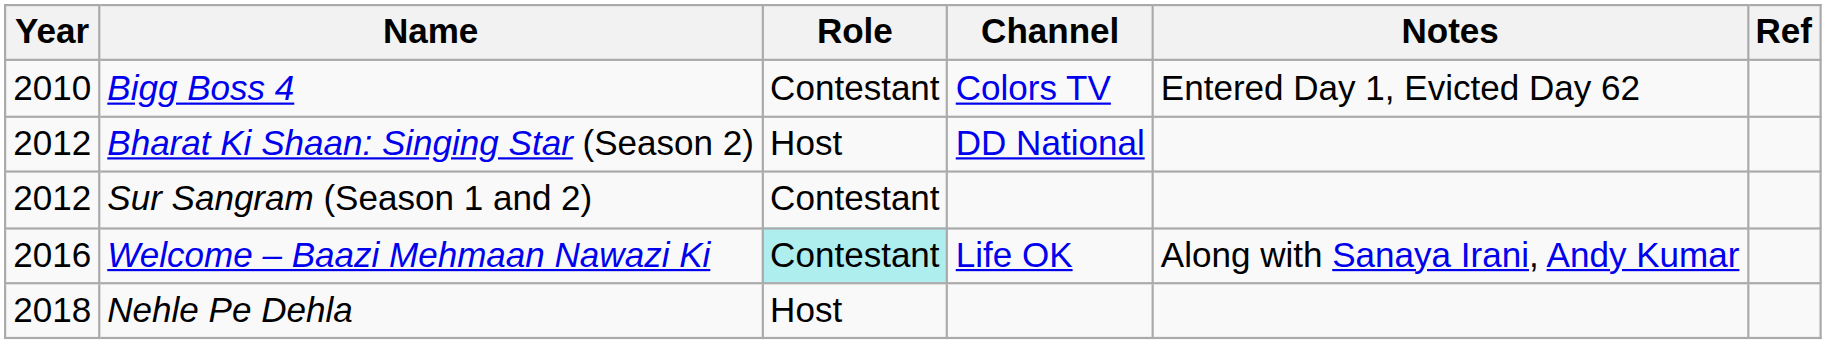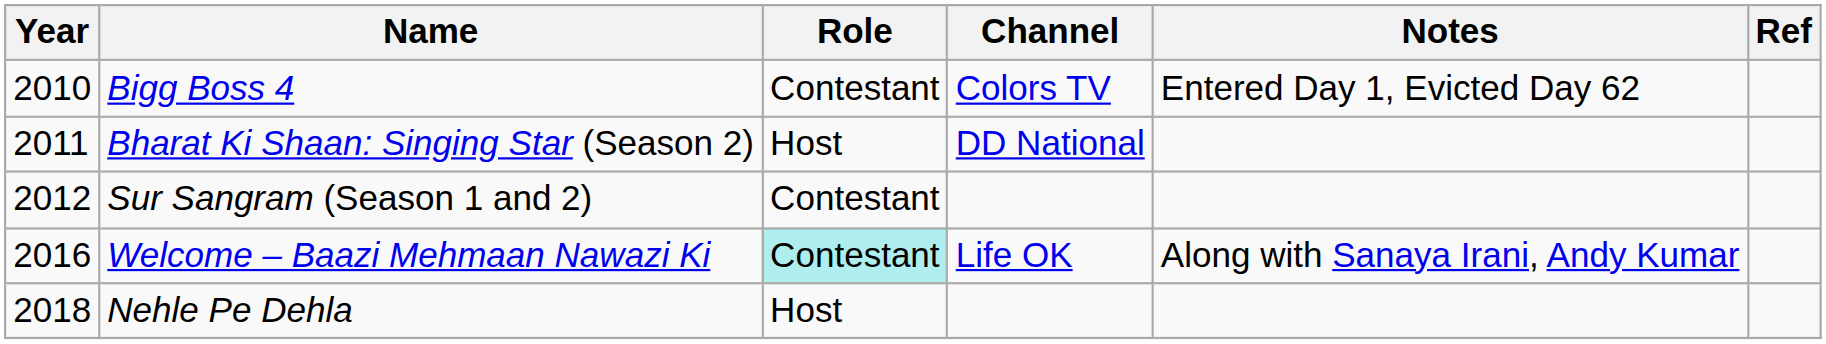(52, 143) 2012 -> (51, 143) 2011
